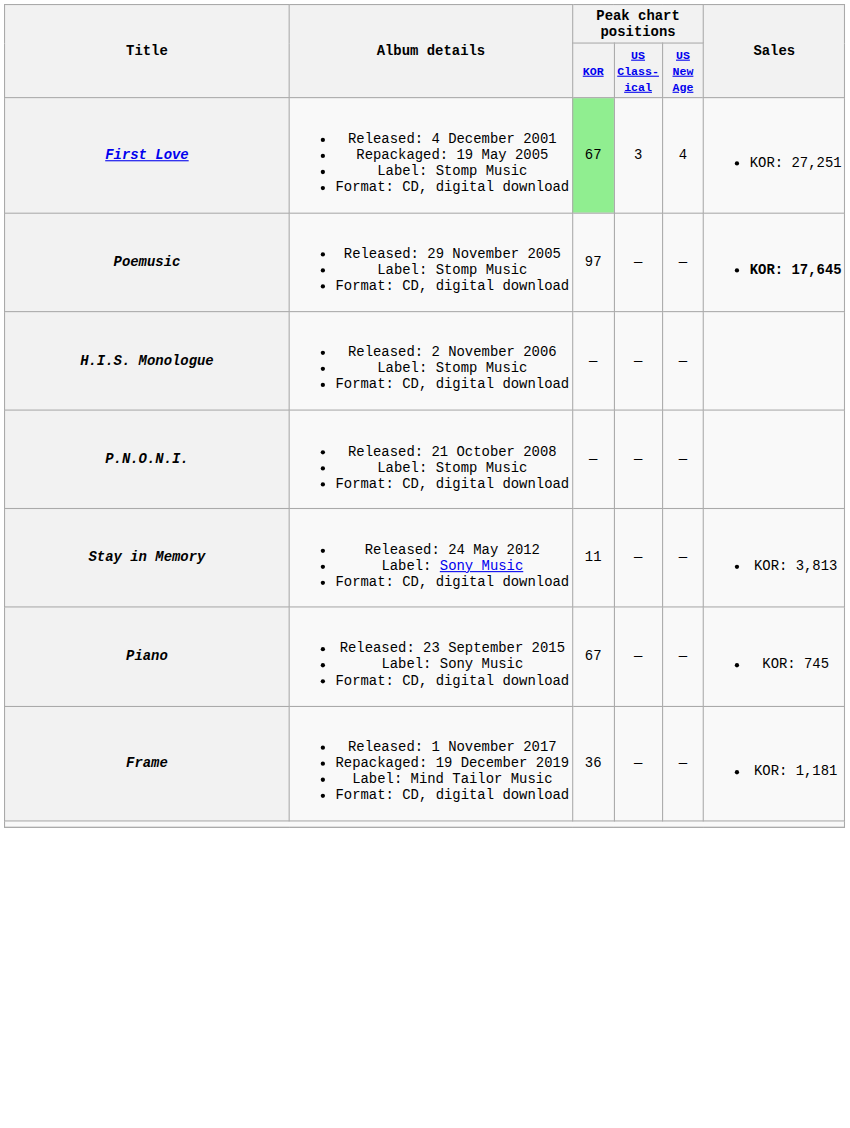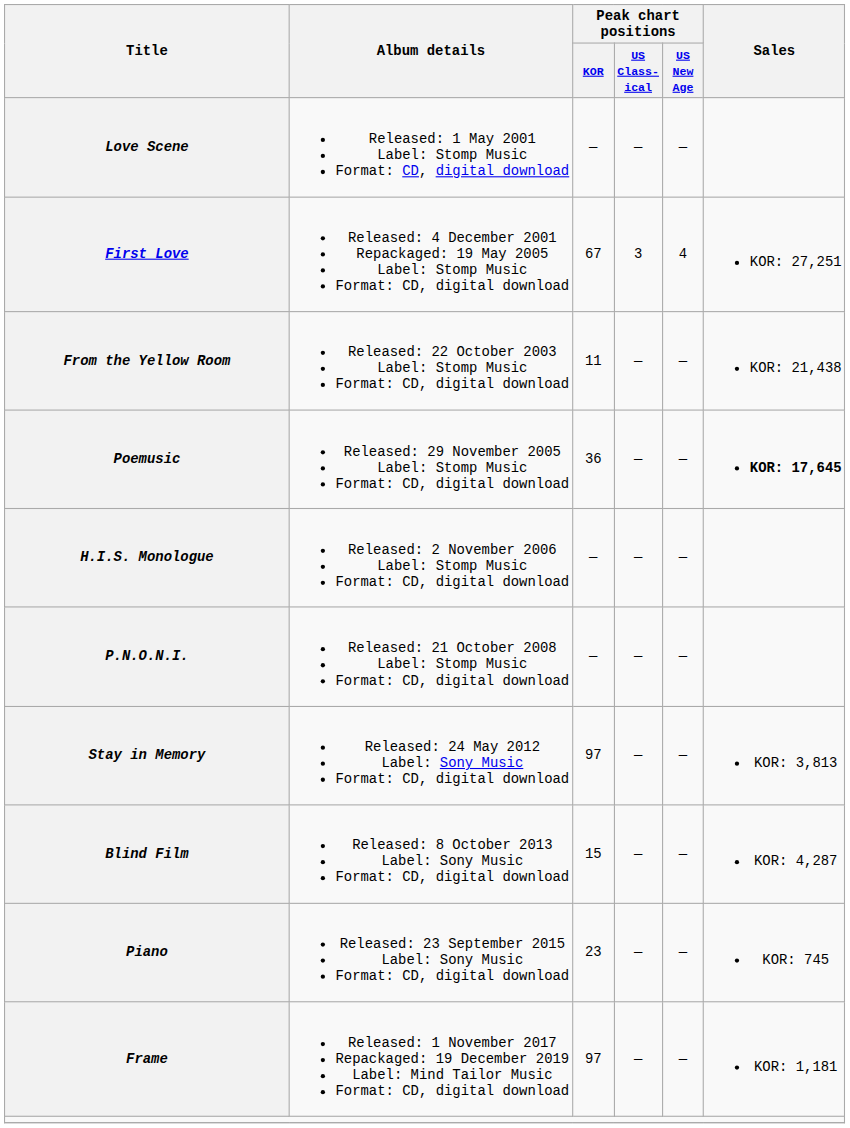+ row: (147, 147)
(593, 155) lightgreen background -> (593, 254) no background
+ row: (147, 361)
(593, 262) 97 -> (593, 459) 36
(593, 558) 11 -> (593, 755) 97
+ row: (147, 854)
(593, 657) 67 -> (593, 953) 23
(593, 763) 36 -> (593, 1059) 97
